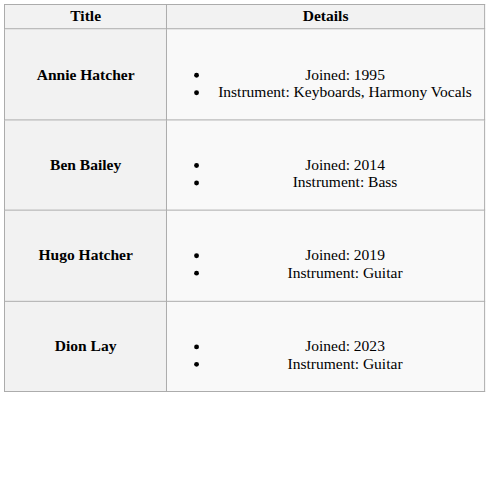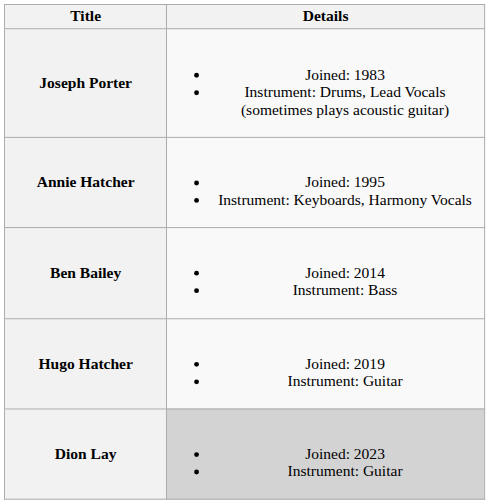+ row: (86, 83)
(326, 355) no background -> (326, 463) lightgrey background
